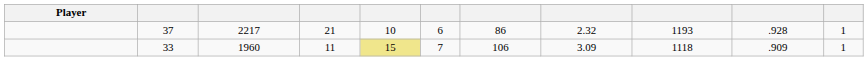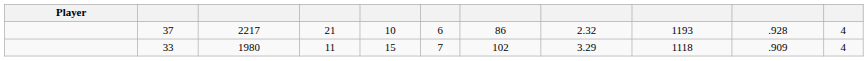(843, 30) 1 -> (843, 30) 4
(249, 47) 1960 -> (249, 47) 1980
(390, 47) khaki background -> (390, 47) no background
(500, 47) 106 -> (500, 47) 102
(587, 47) 3.09 -> (587, 47) 3.29
(843, 47) 1 -> (843, 47) 4
